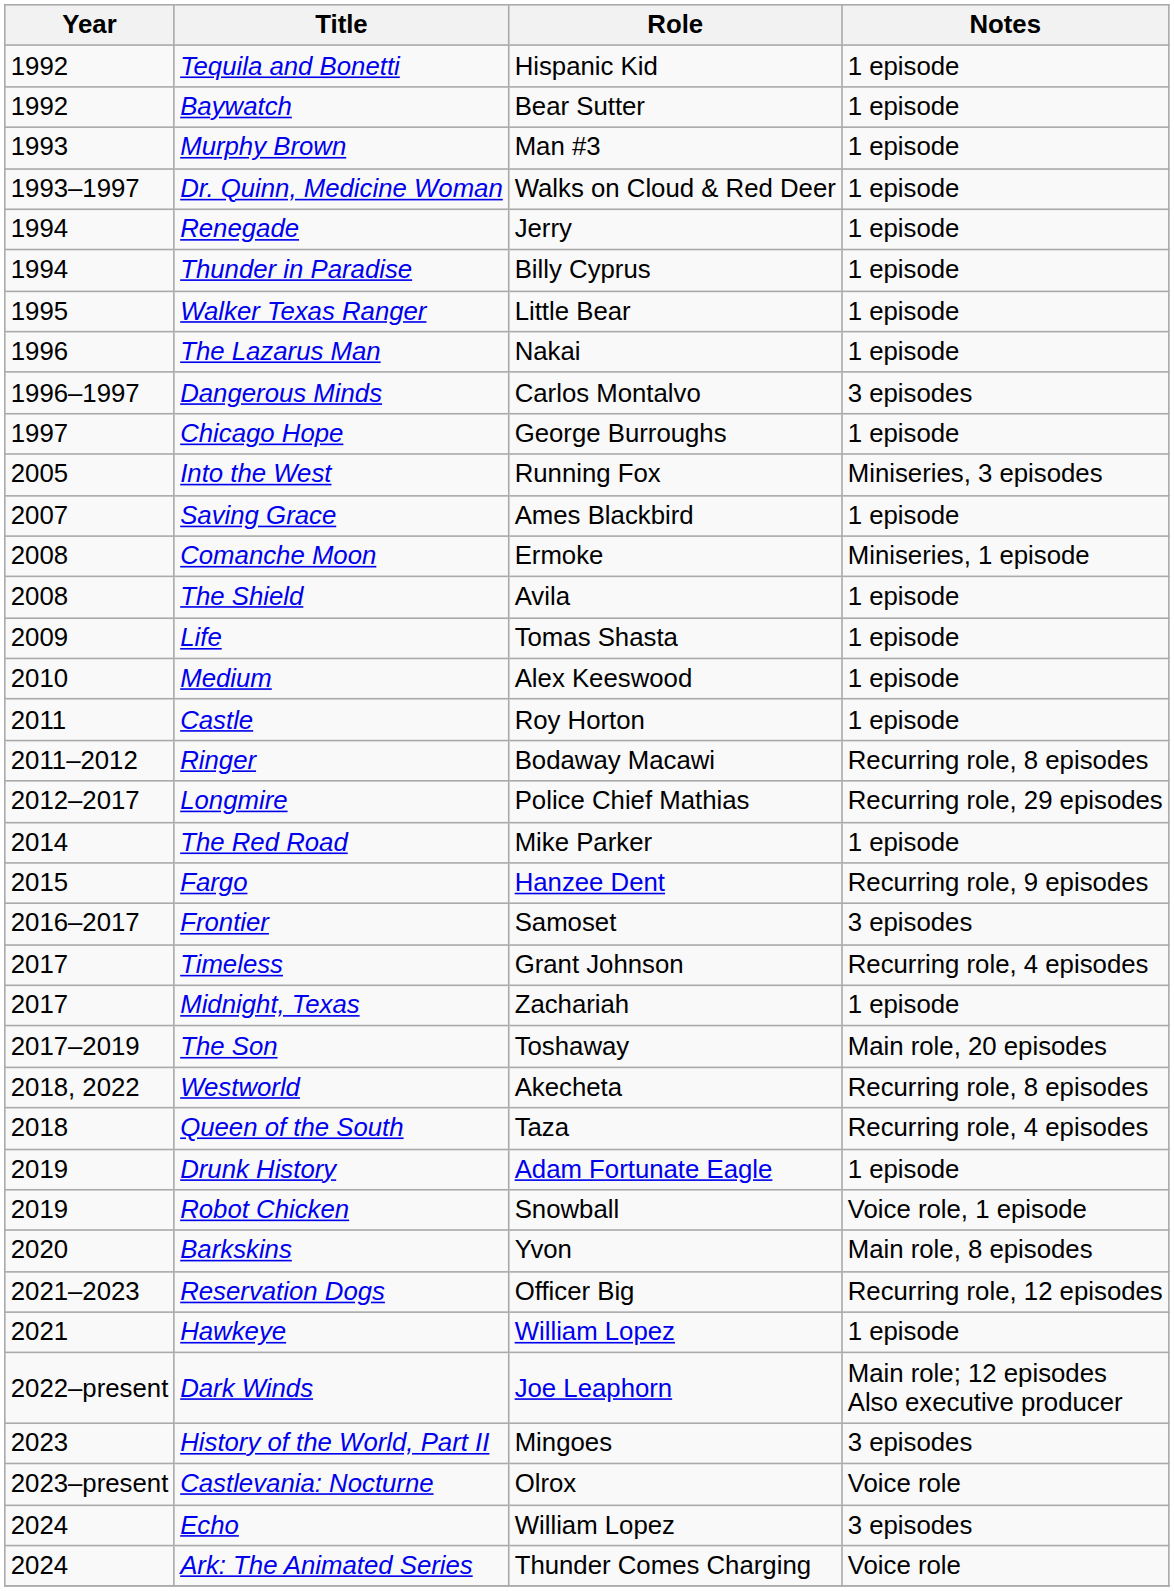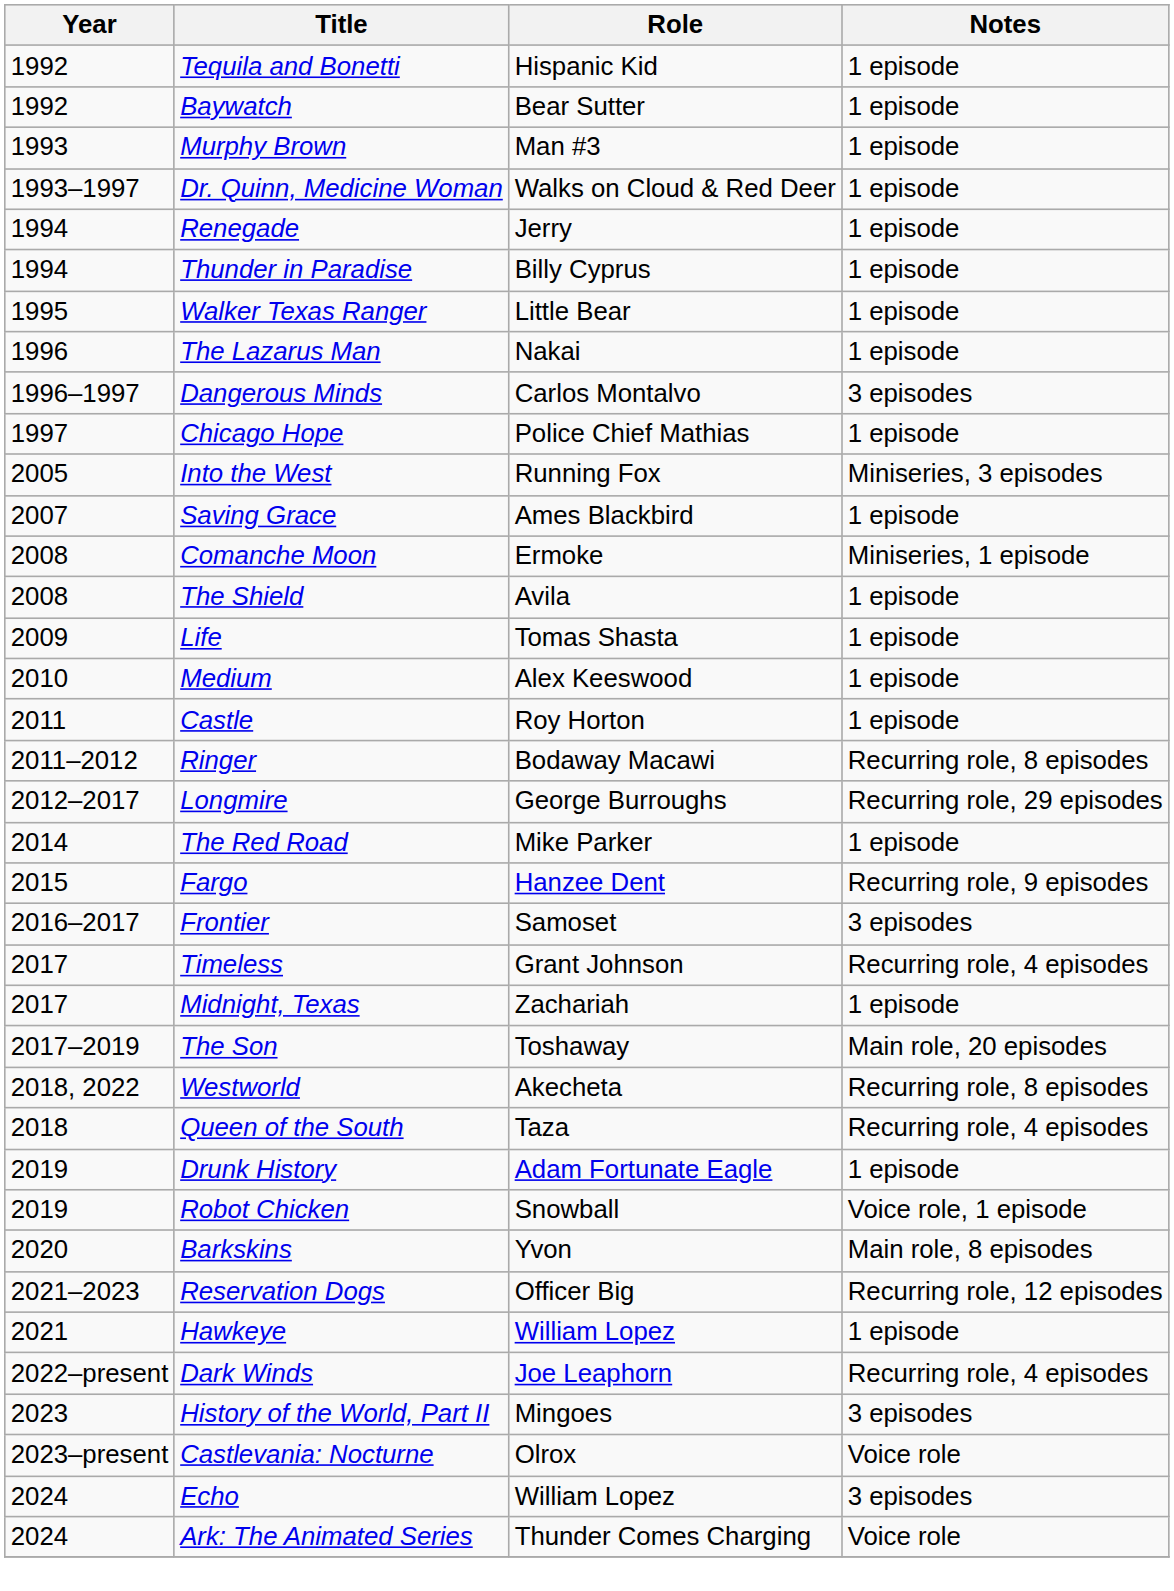(621, 433) George Burroughs -> (632, 433) Police Chief Mathias
(632, 801) Police Chief Mathias -> (621, 801) George Burroughs
(985, 1387) Main role; 12 episodes Also executive producer -> (998, 1373) Recurring role, 4 episodes
